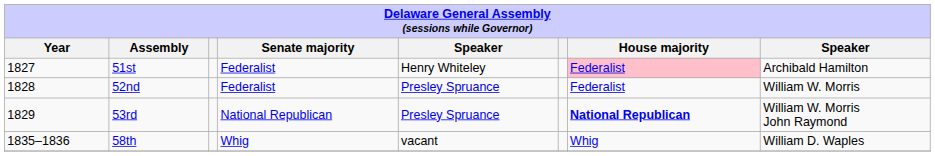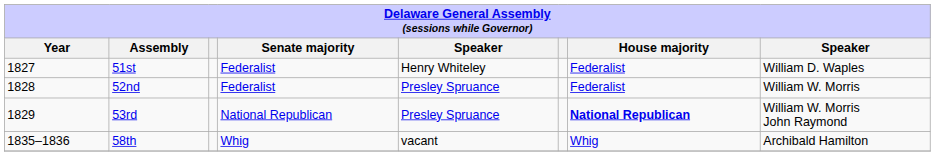(598, 68) pink background -> (598, 68) no background
(816, 68) Archibald Hamilton -> (814, 68) William D. Waples
(814, 141) William D. Waples -> (816, 141) Archibald Hamilton
